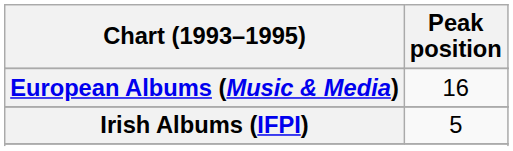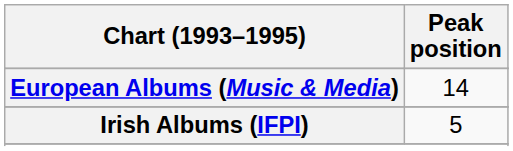(456, 87) 16 -> (456, 87) 14
